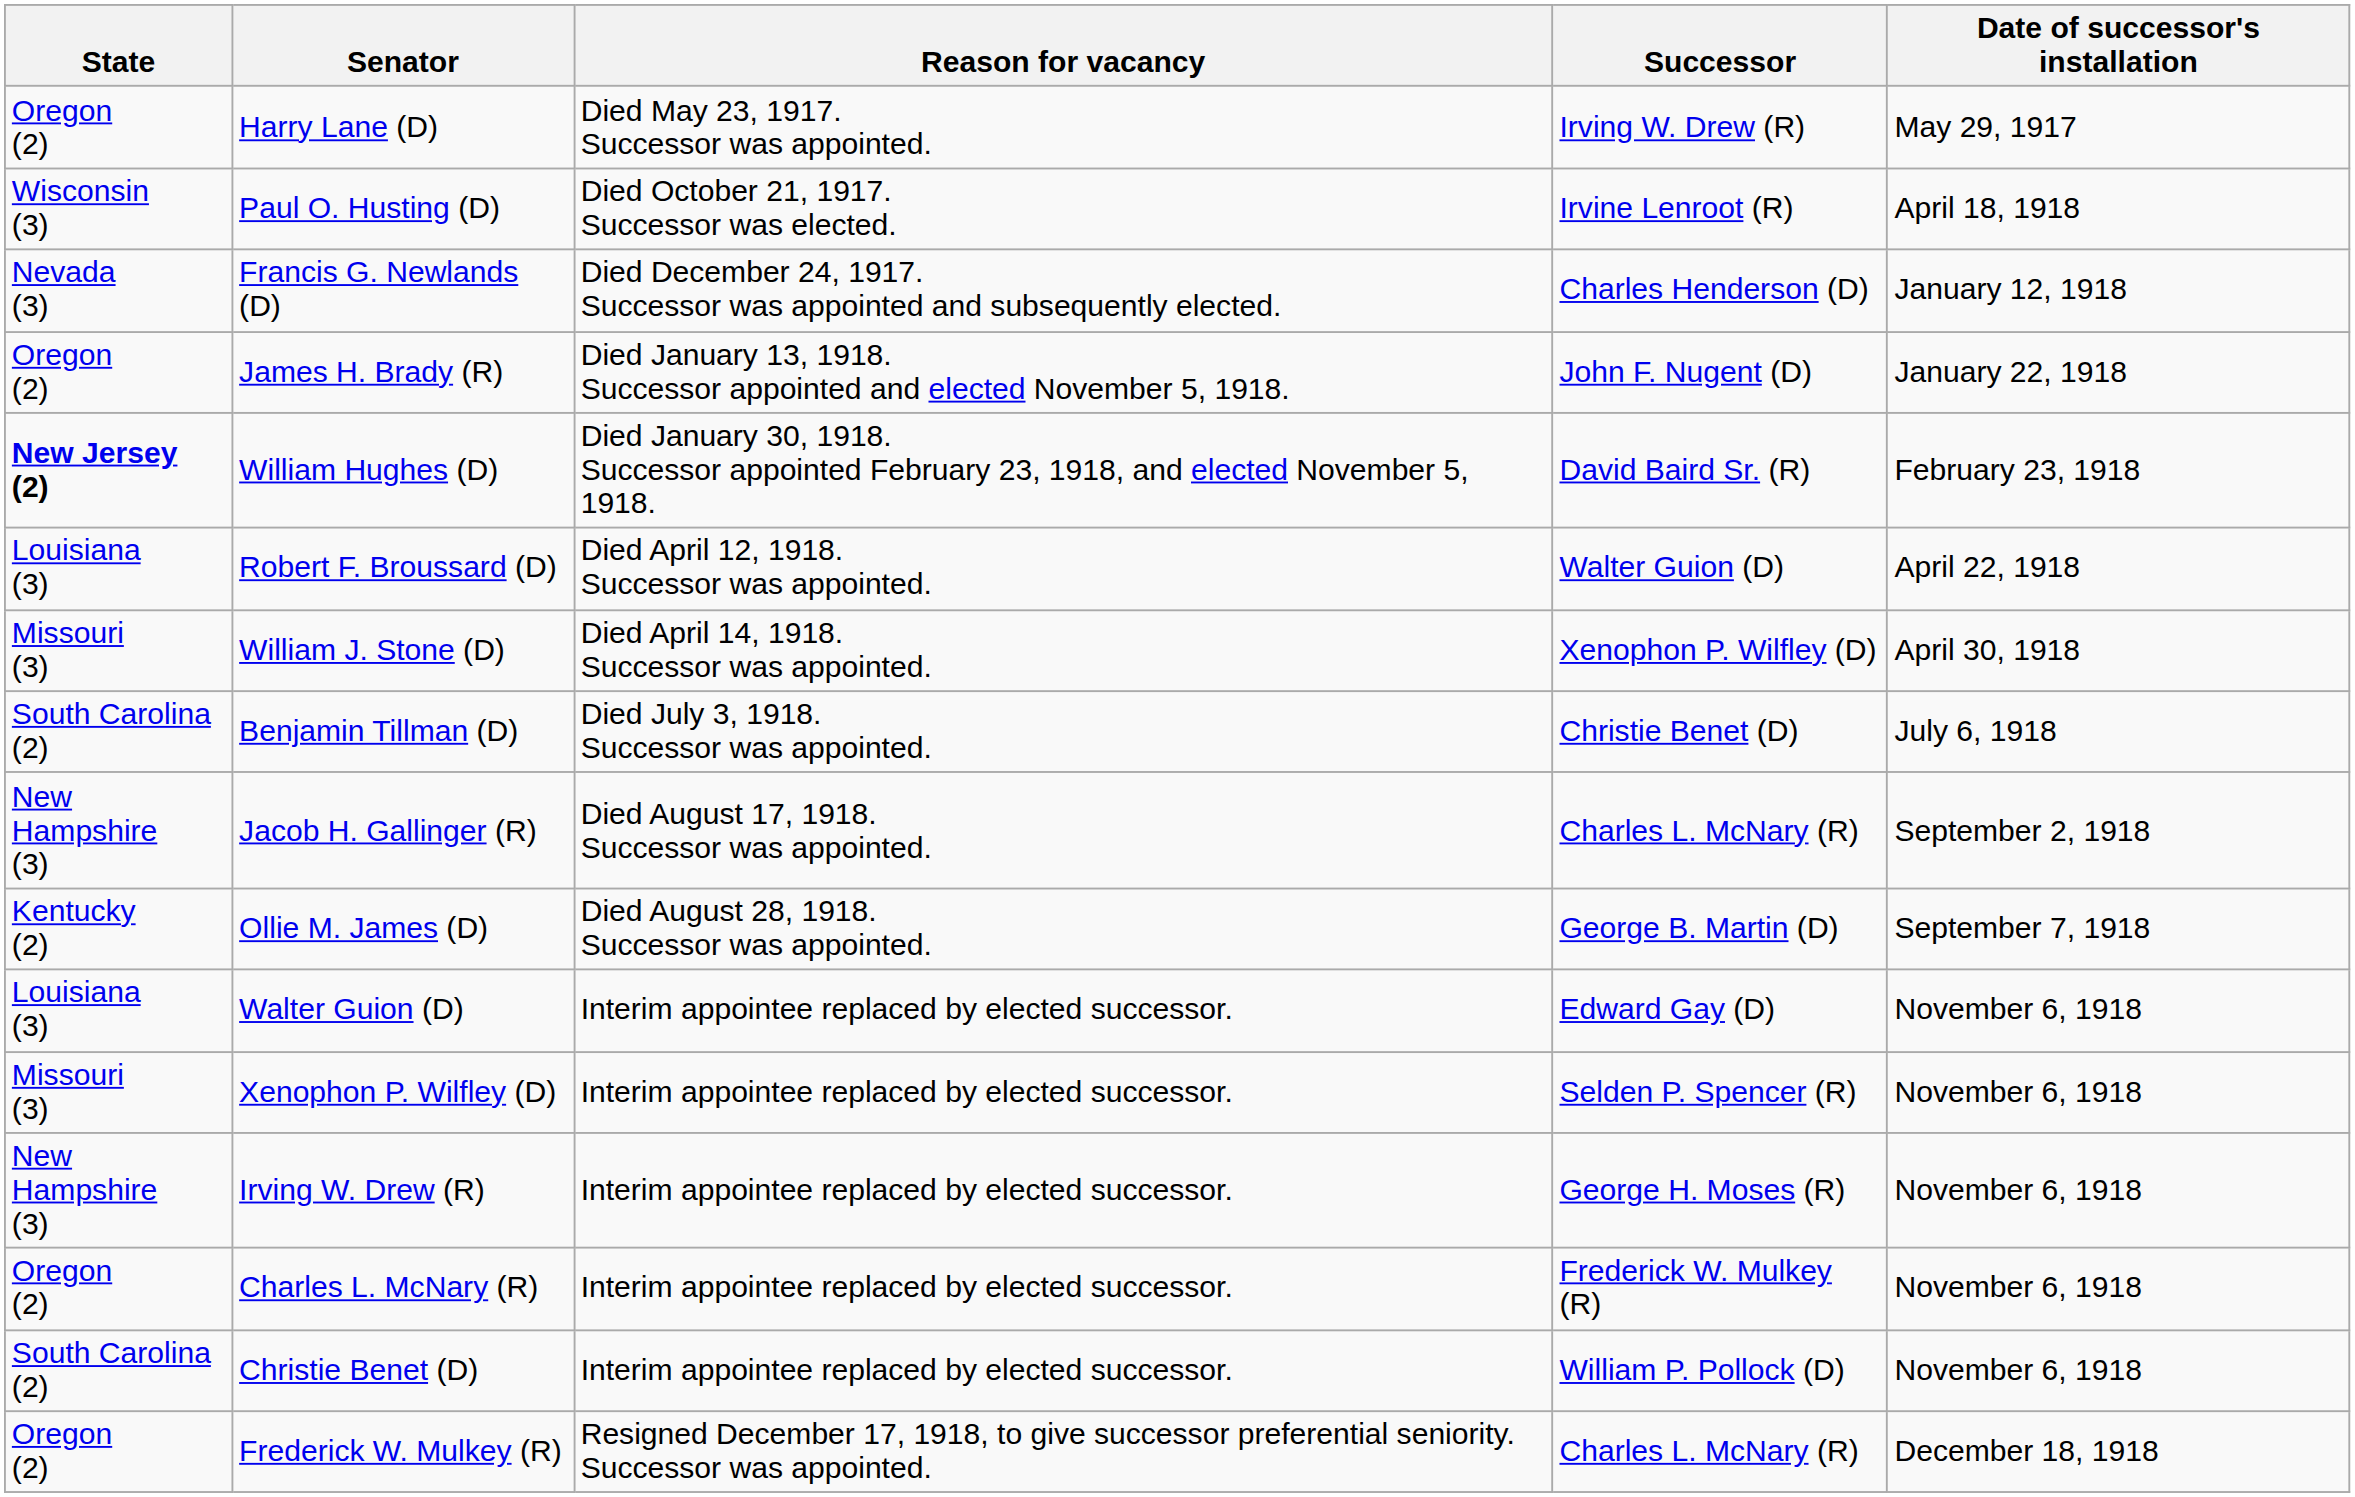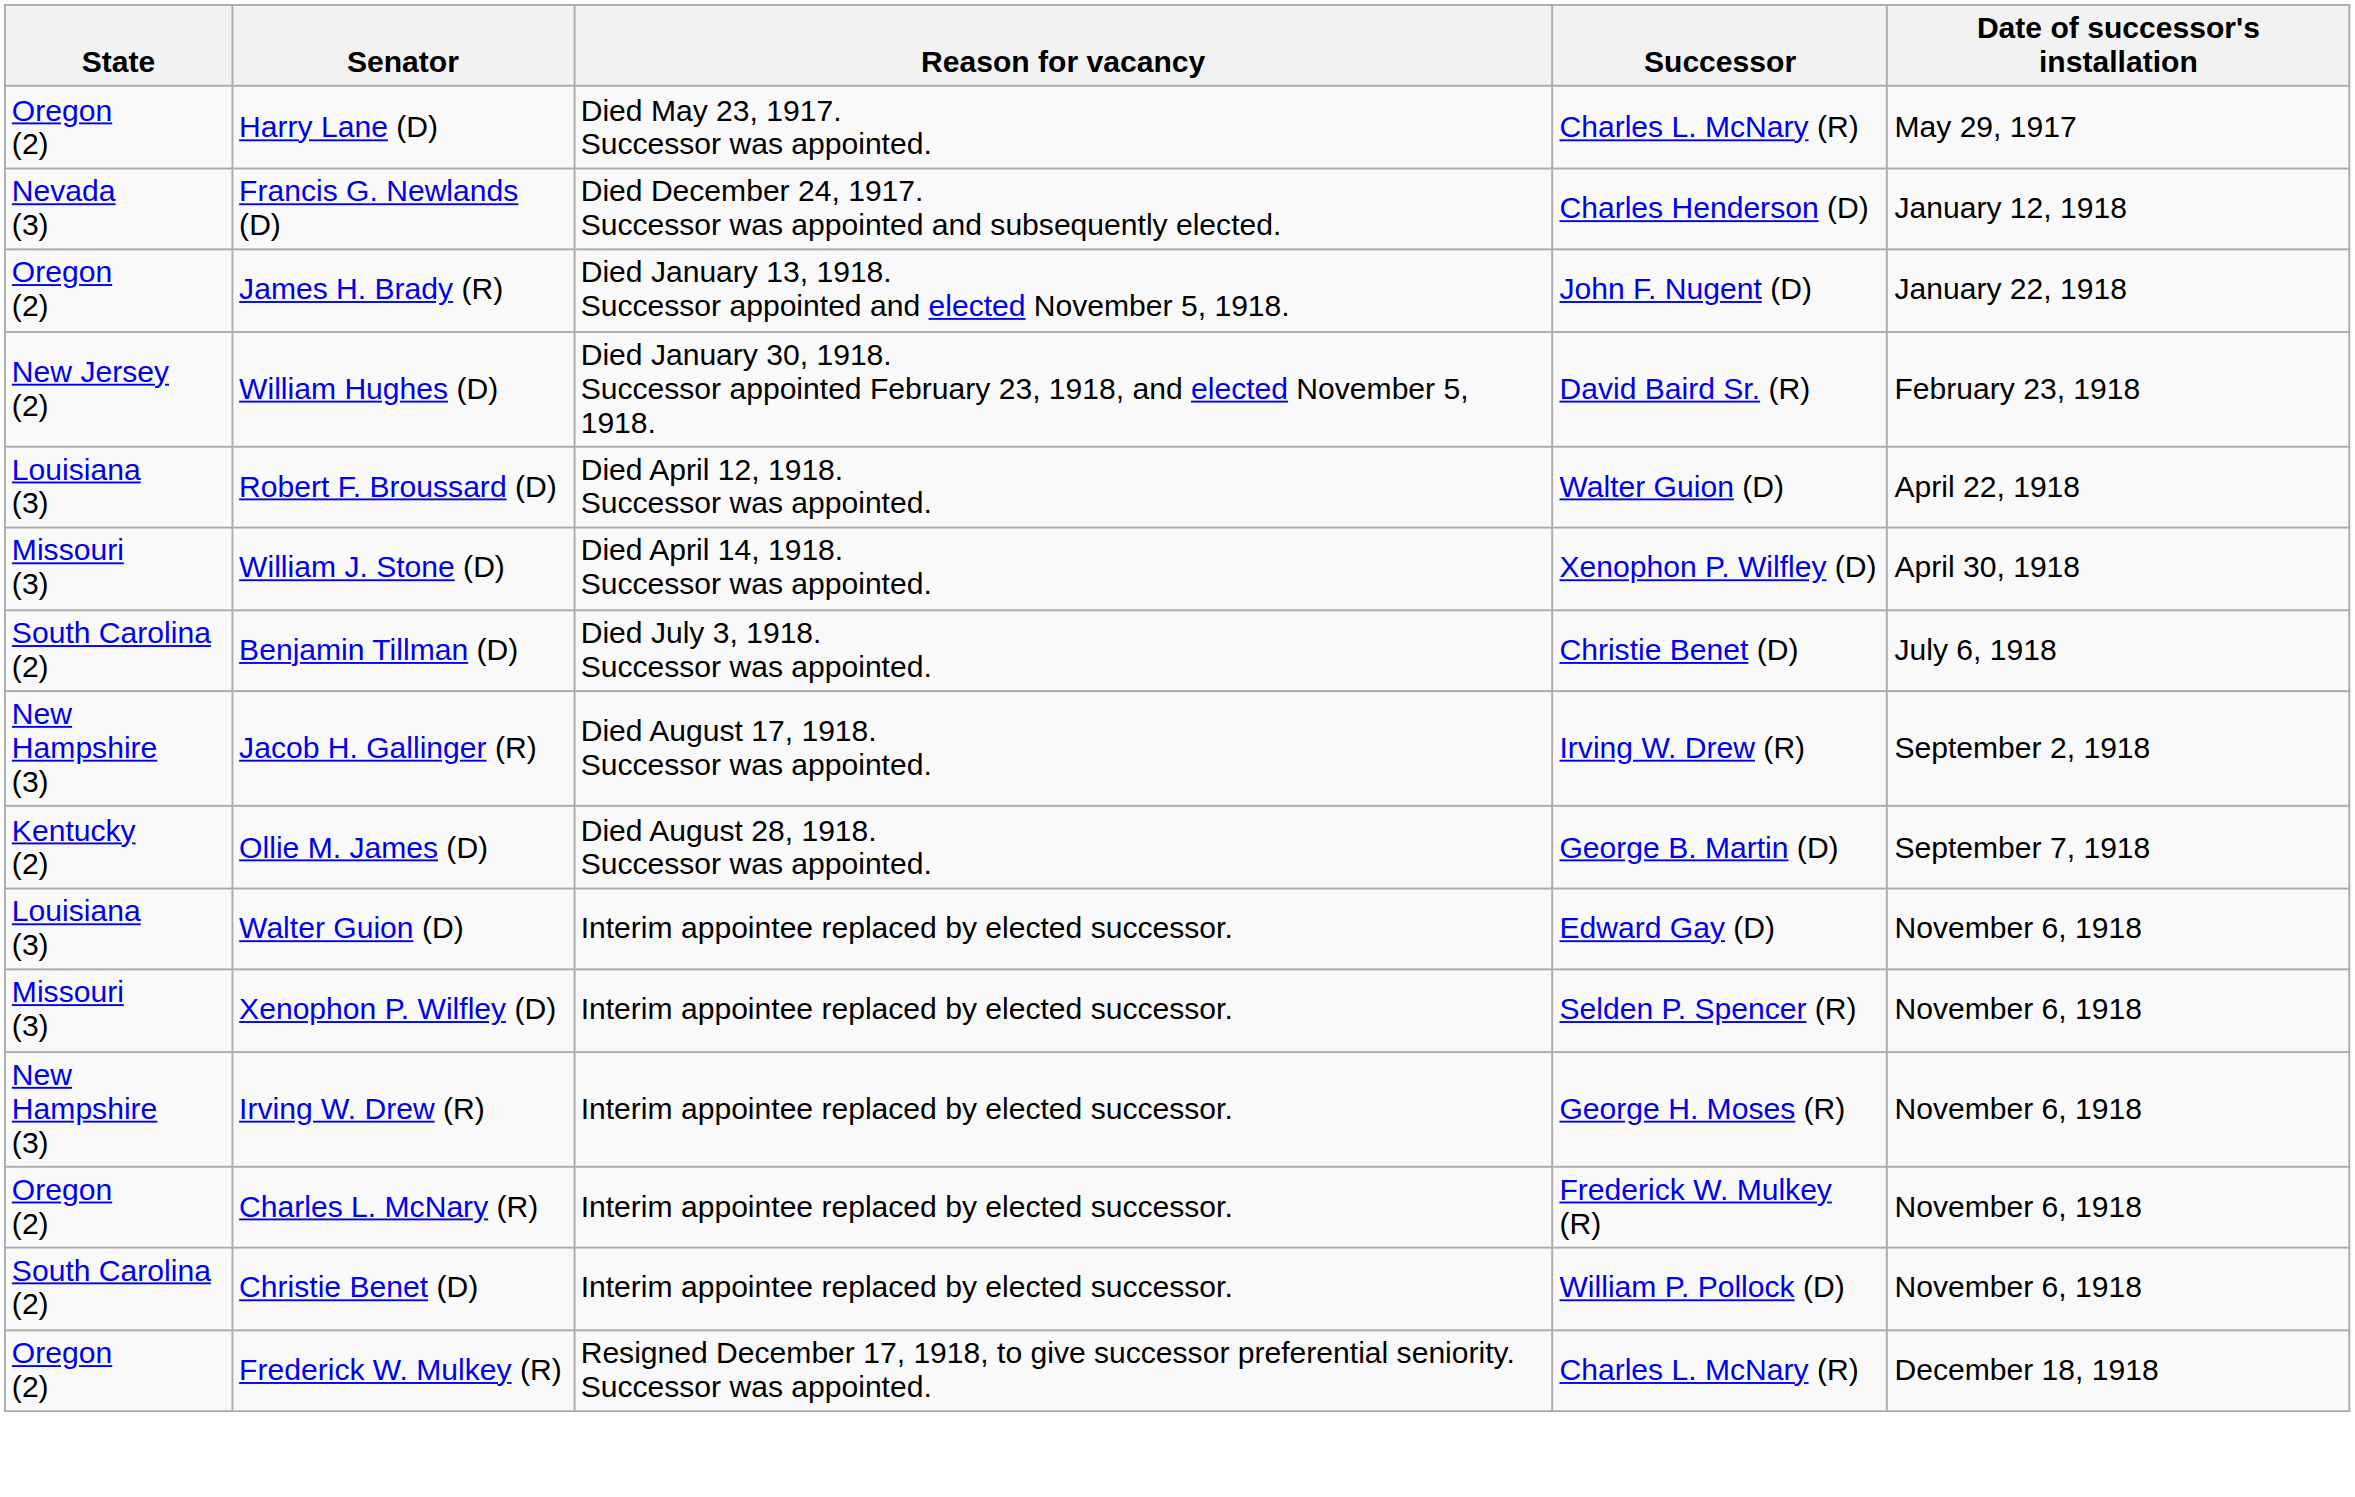(1682, 126) Irving W. Drew (R) -> (1709, 126) Charles L. McNary (R)
- row: (370, 208)
(95, 469) bold -> (90, 388) normal
(1709, 829) Charles L. McNary (R) -> (1682, 748) Irving W. Drew (R)
